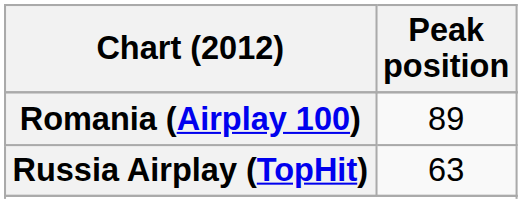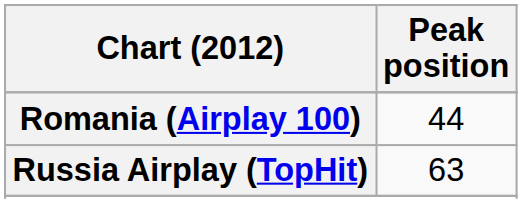(446, 118) 89 -> (446, 118) 44
